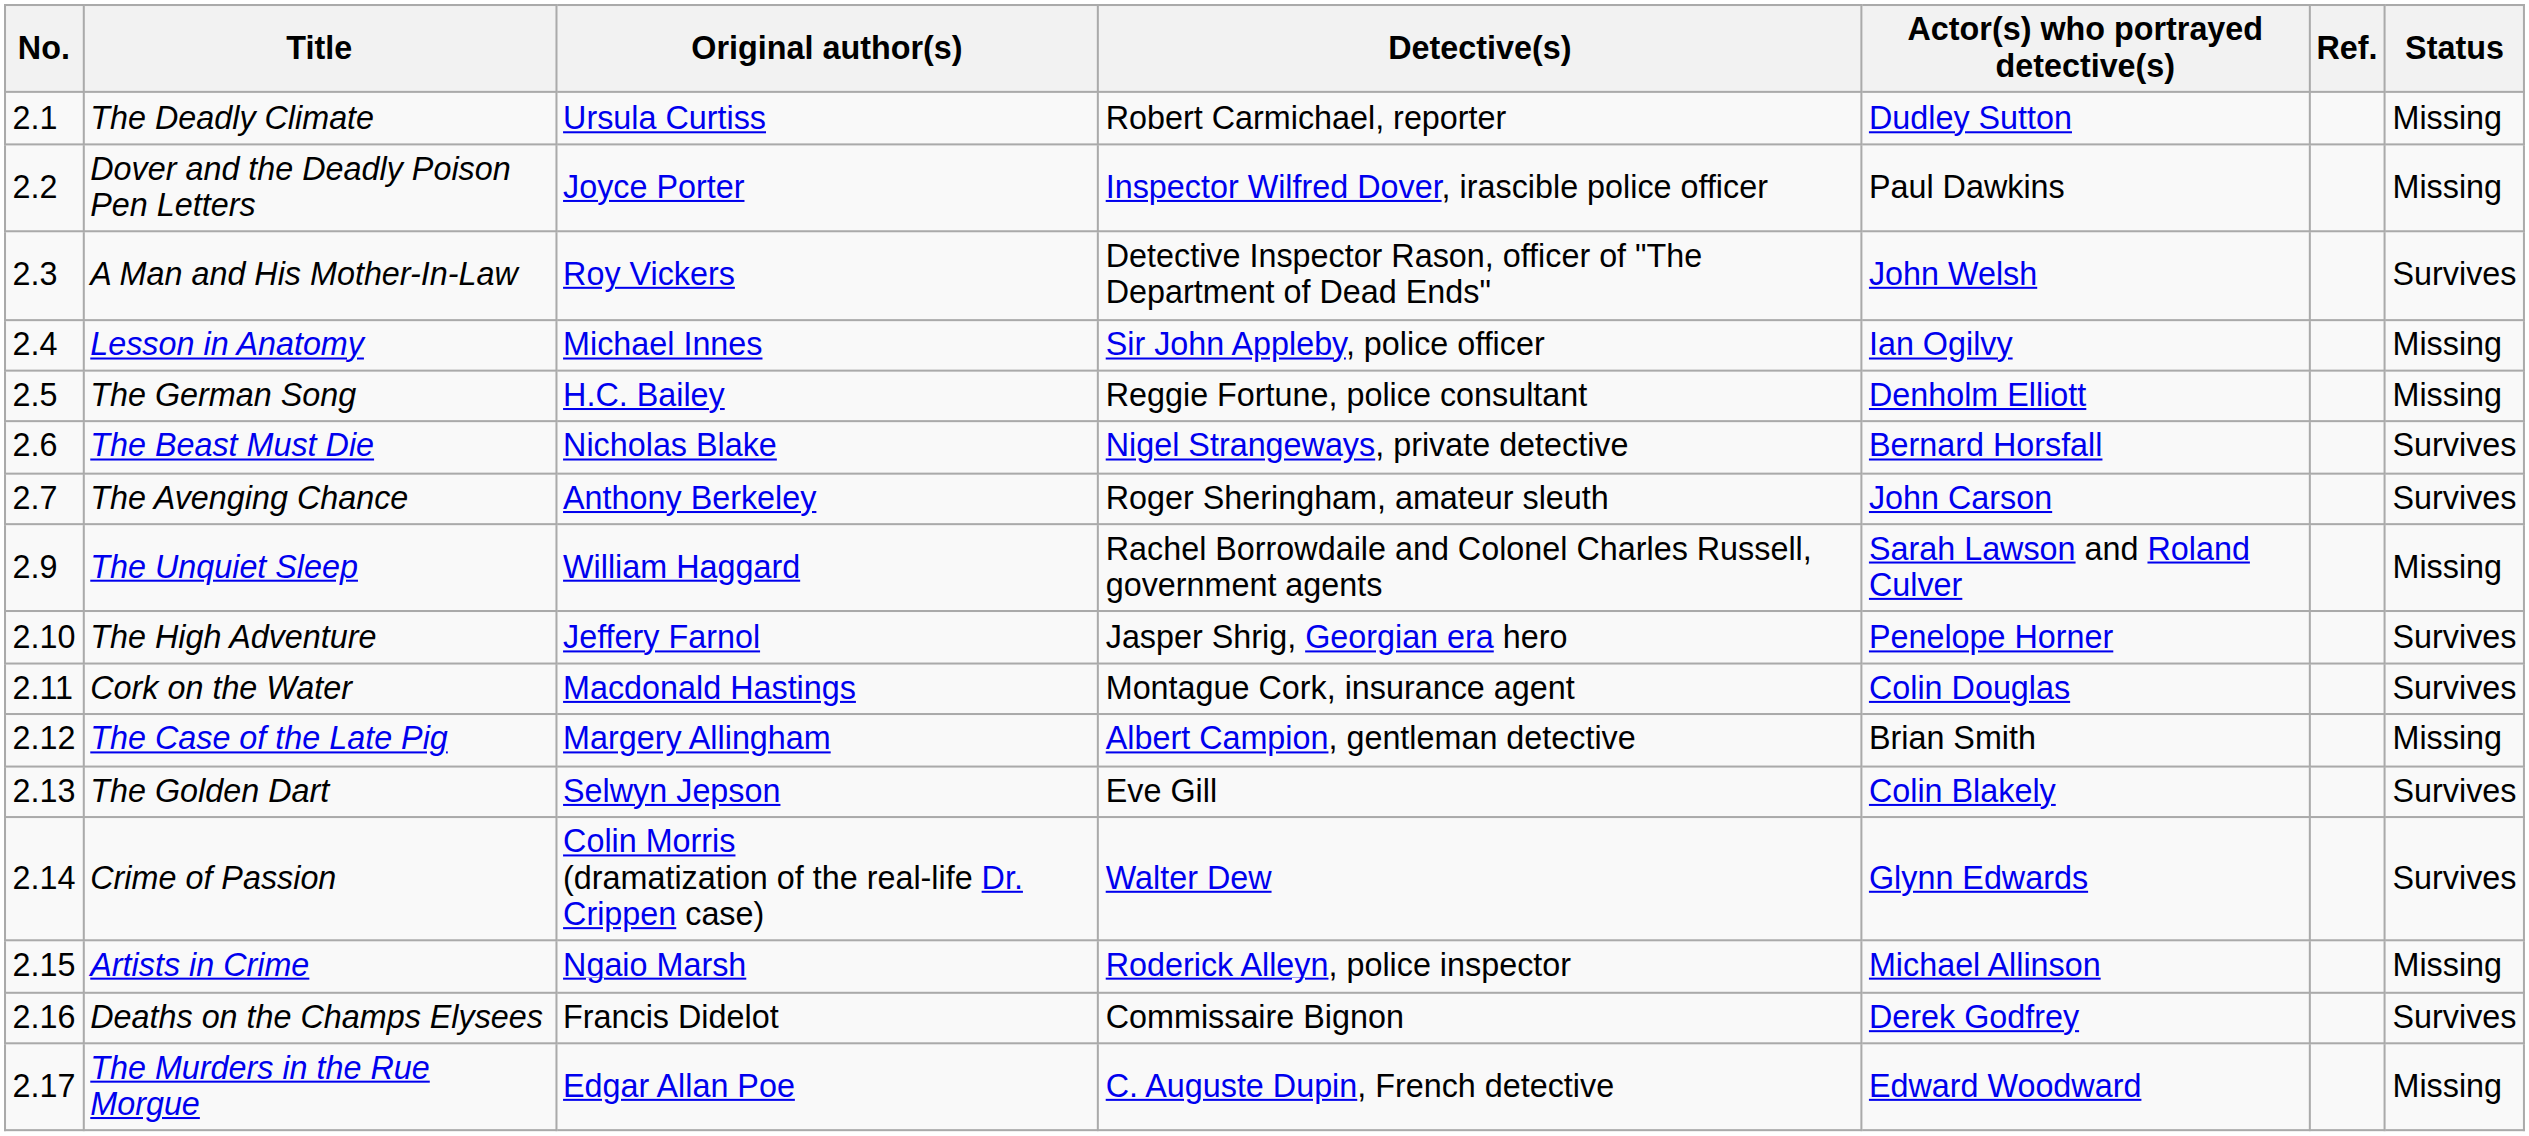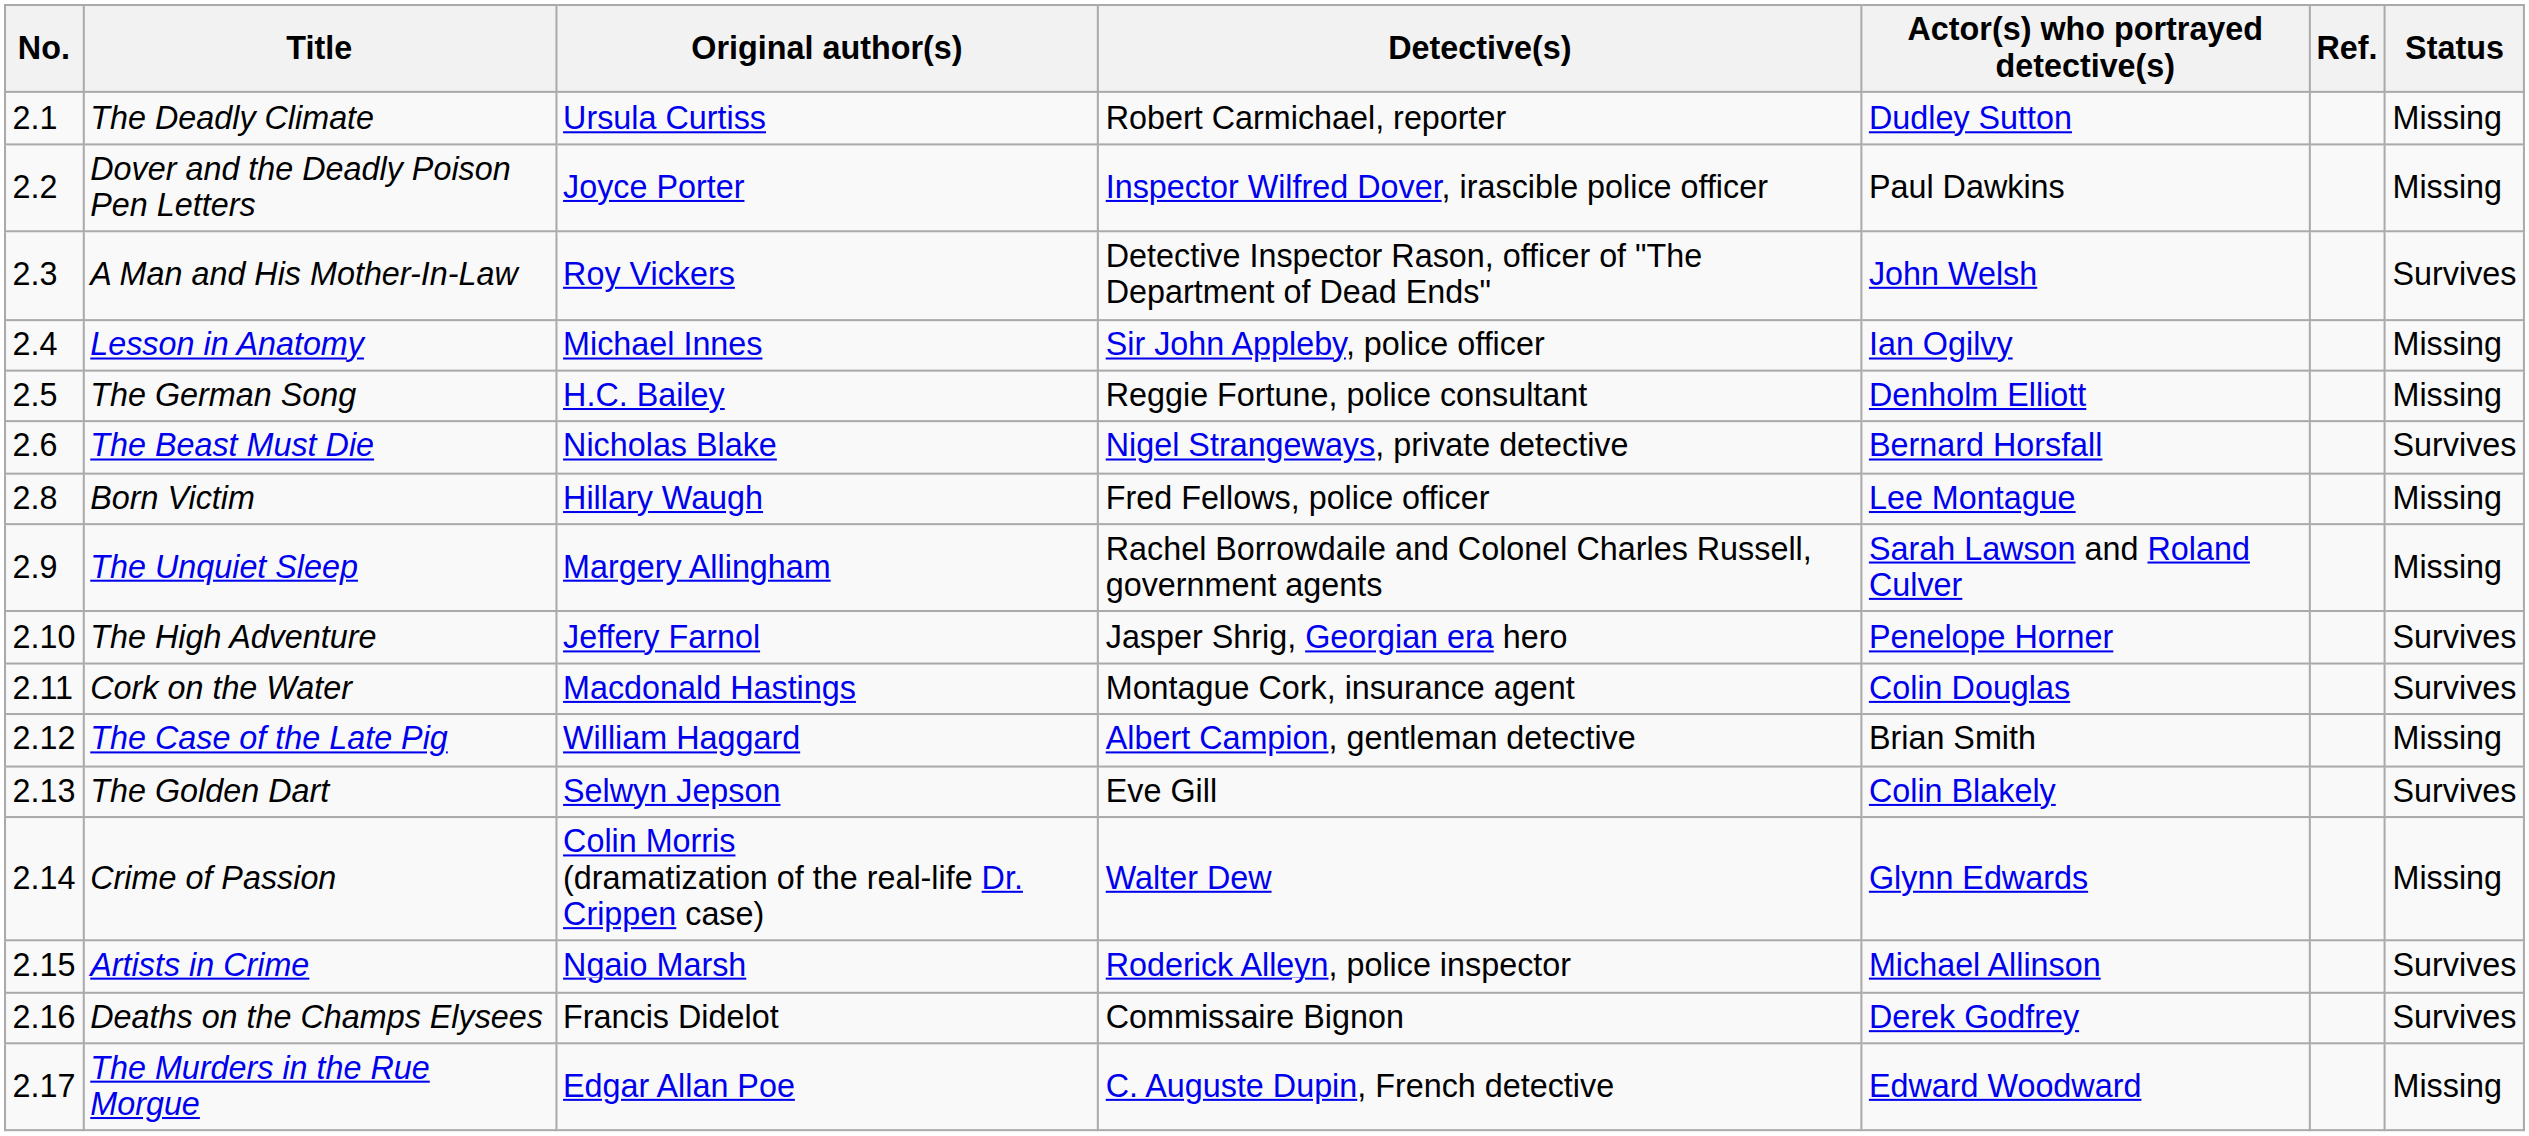- row: (249, 498)
+ row: (173, 498)
(682, 567) William Haggard -> (697, 567) Margery Allingham
(697, 739) Margery Allingham -> (682, 739) William Haggard
(2454, 878) Survives -> (2447, 878) Missing
(2447, 965) Missing -> (2454, 965) Survives
